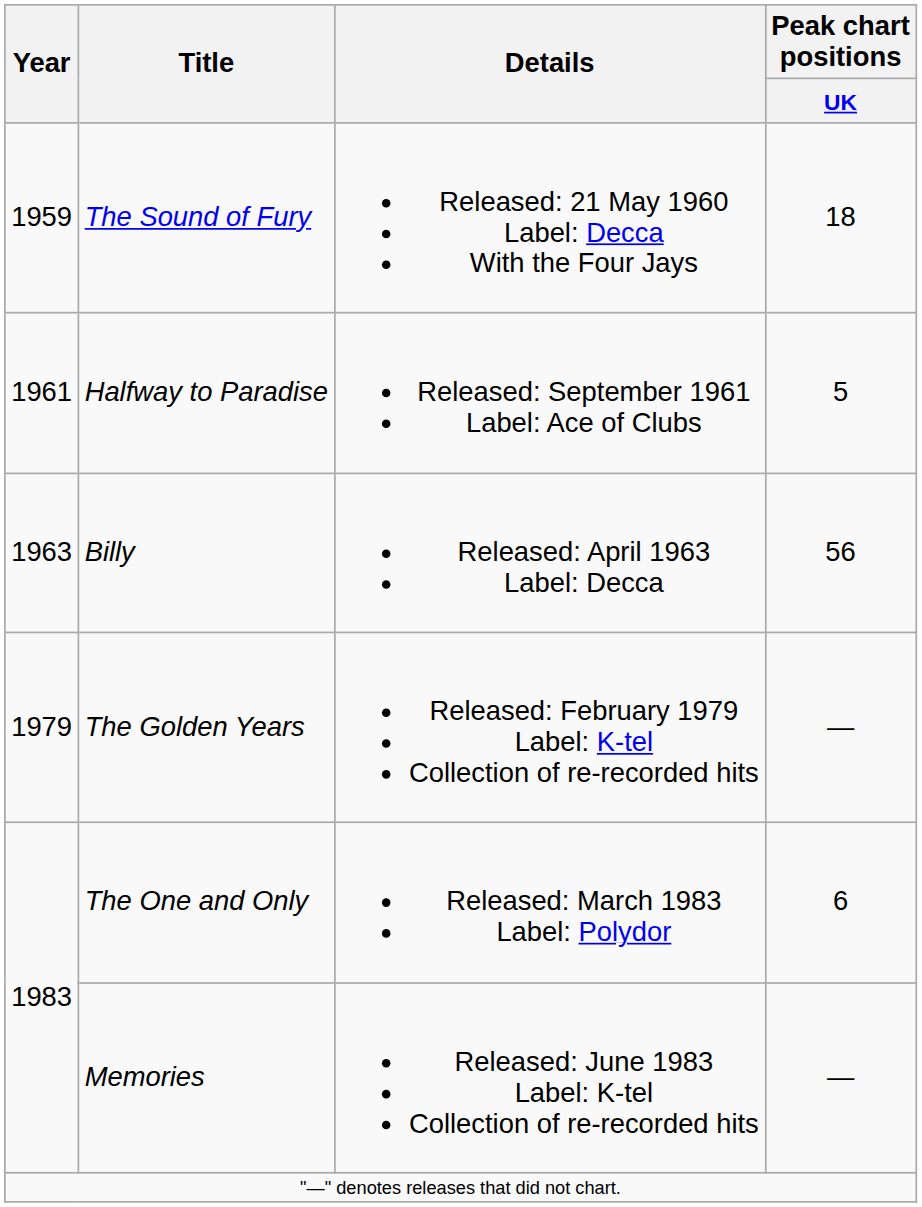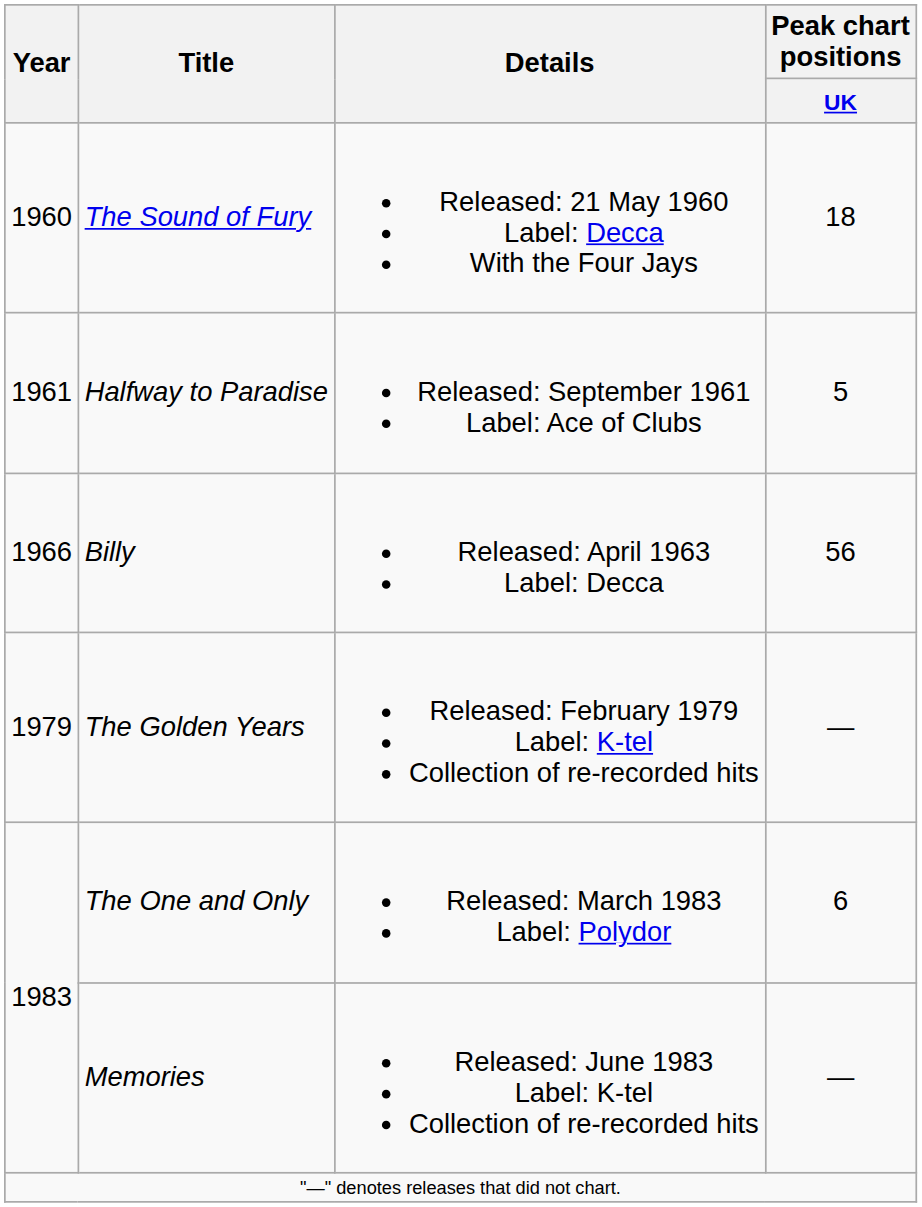(42, 217) 1959 -> (42, 217) 1960
(42, 552) 1963 -> (42, 552) 1966
